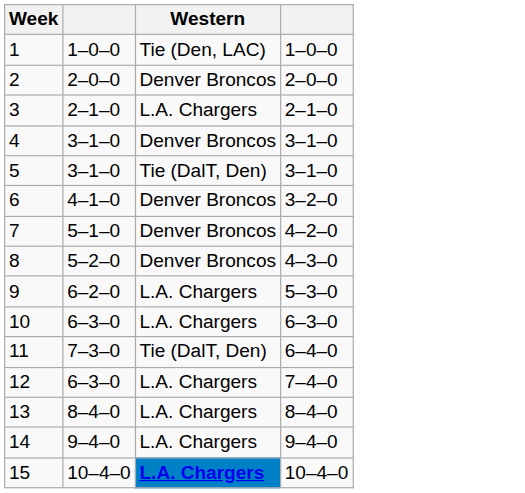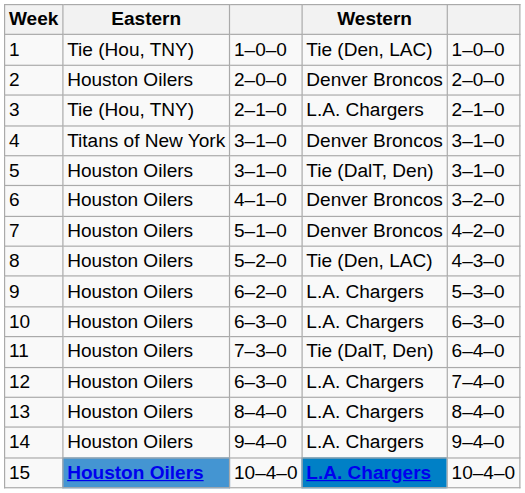+ column: (146, 19)
(208, 261) Denver Broncos -> (369, 261) Tie (Den, LAC)
